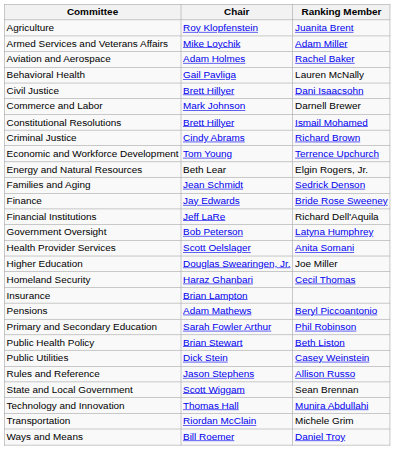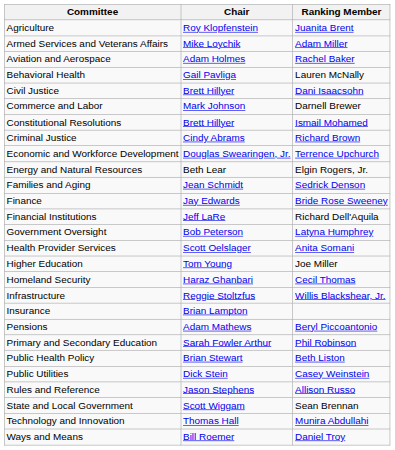(208, 153) Tom Young -> (237, 153) Douglas Swearingen, Jr.
(237, 264) Douglas Swearingen, Jr. -> (208, 264) Tom Young
+ row: (36, 295)
- row: (38, 421)
